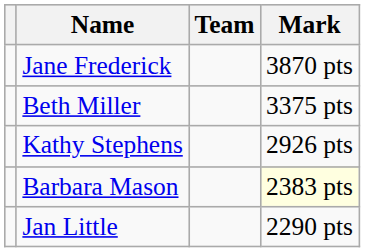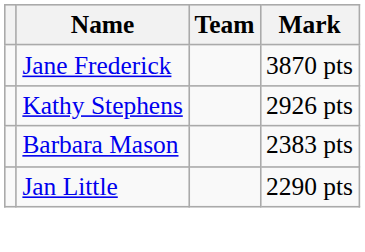- row: (81, 105)
(310, 186) lightyellow background -> (310, 145) no background
